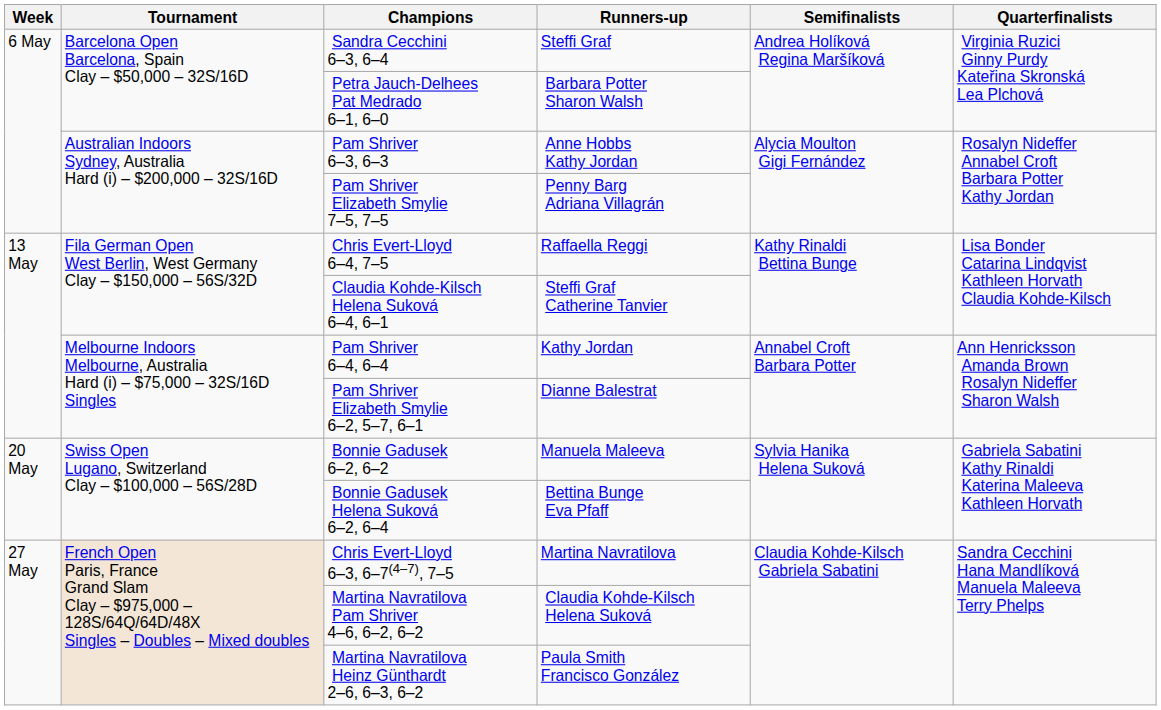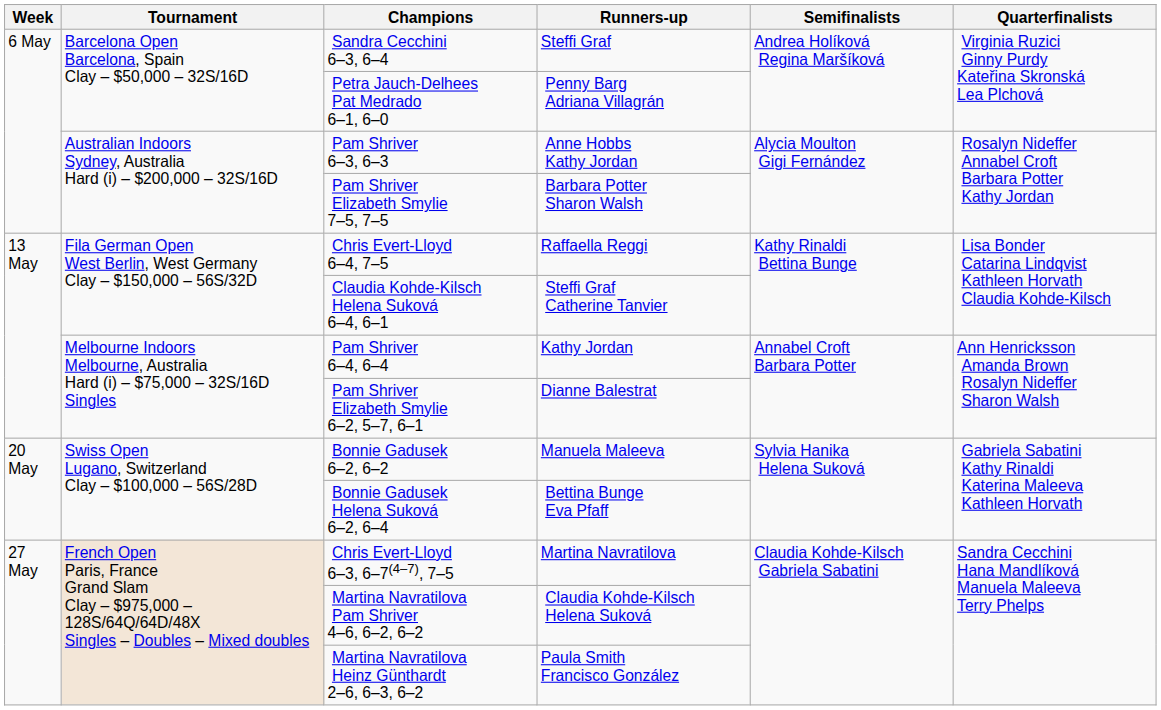(594, 93) Barbara Potter Sharon Walsh -> (602, 93) Penny Barg Adriana Villagrán
(602, 195) Penny Barg Adriana Villagrán -> (594, 195) Barbara Potter Sharon Walsh
